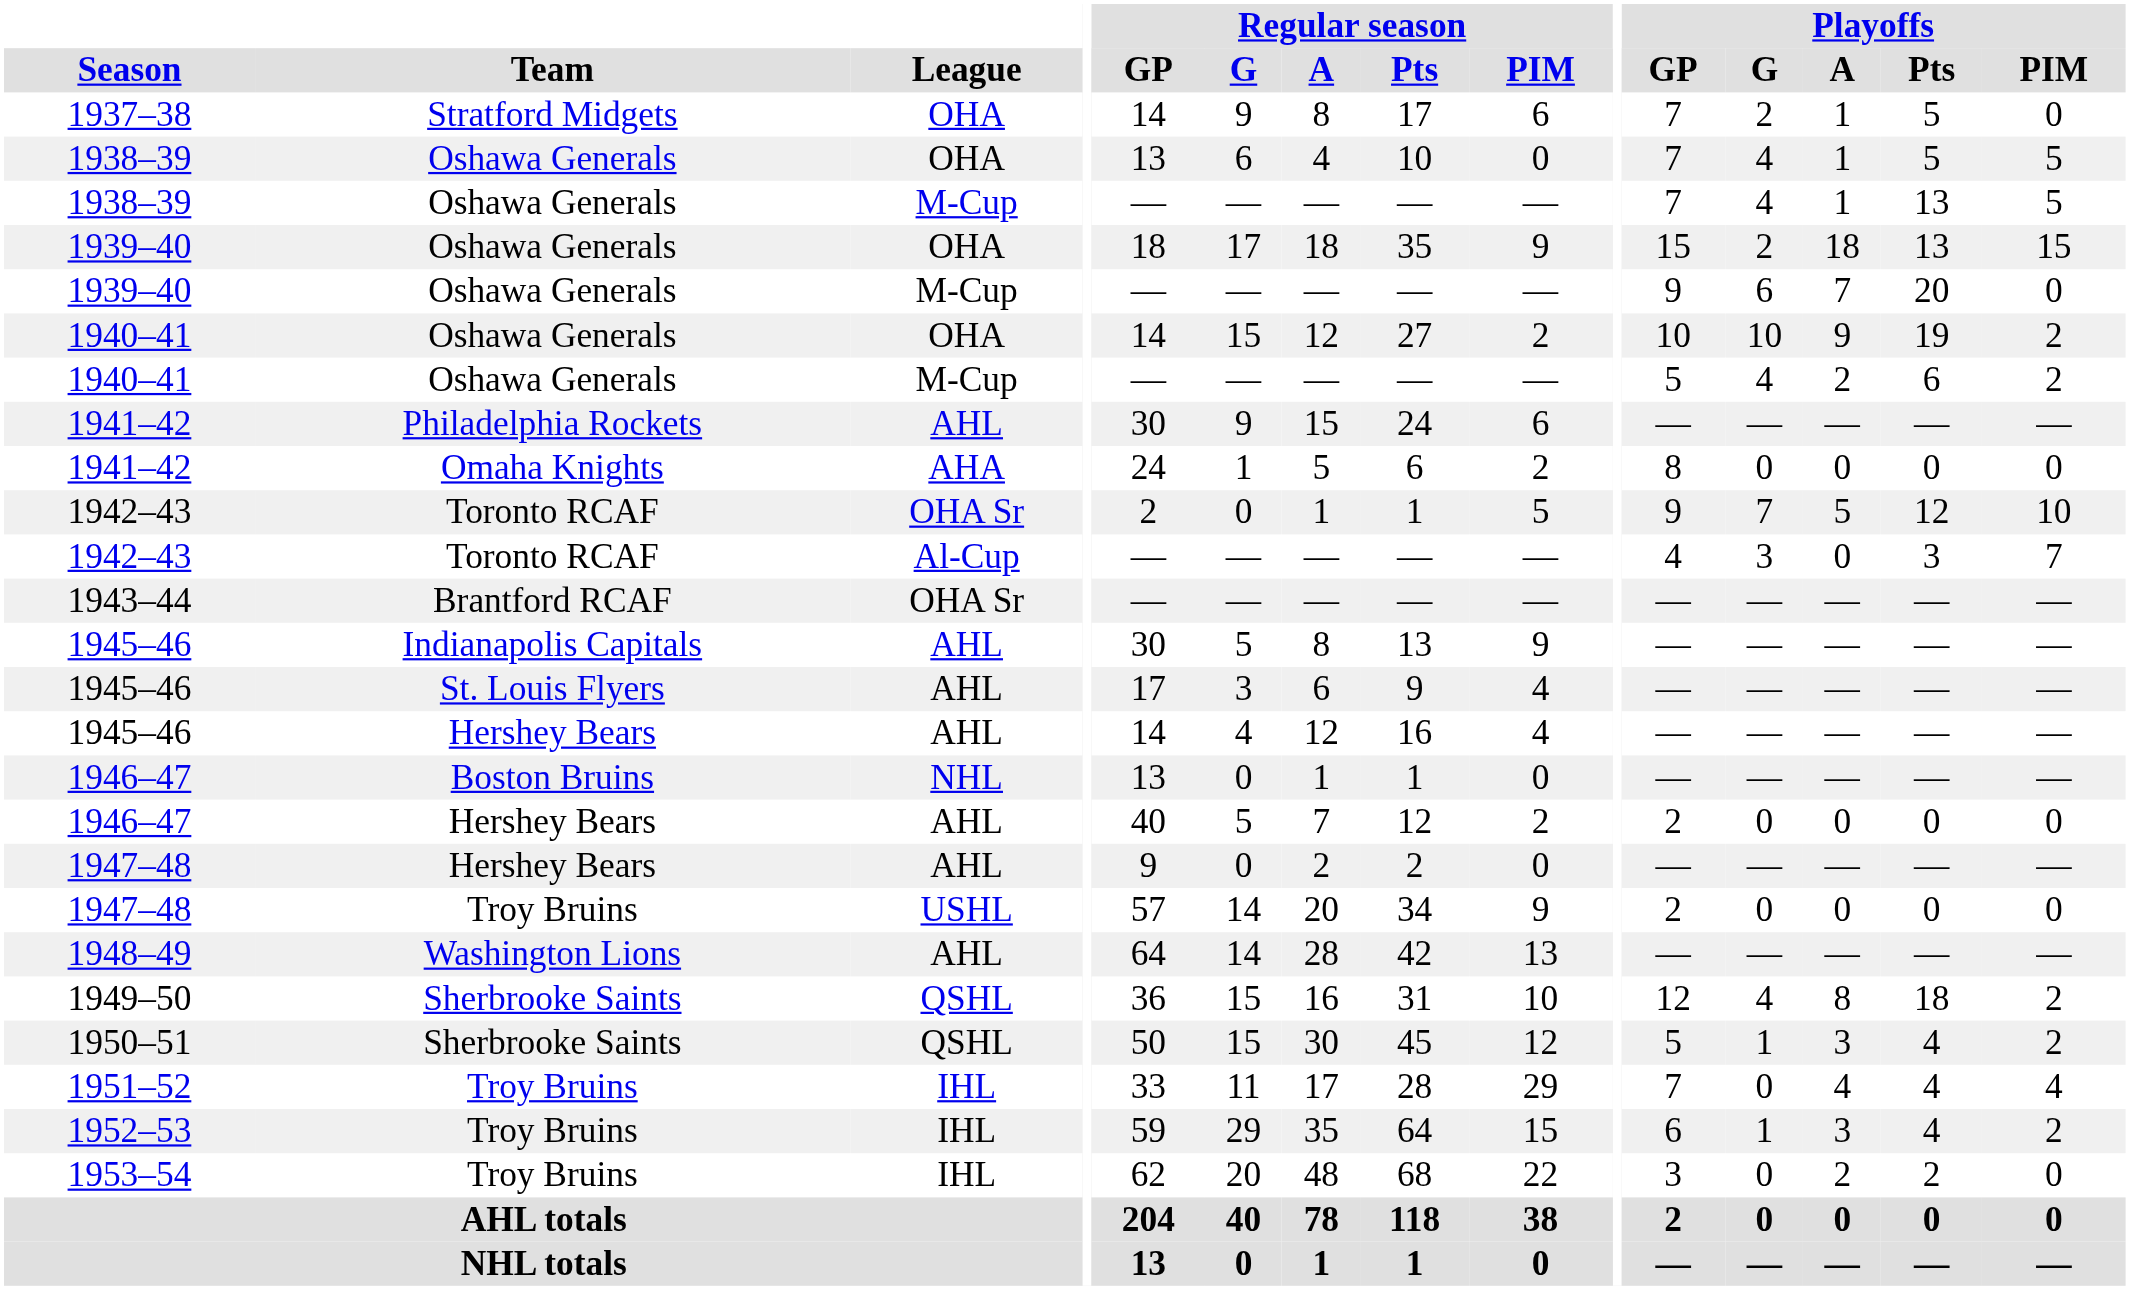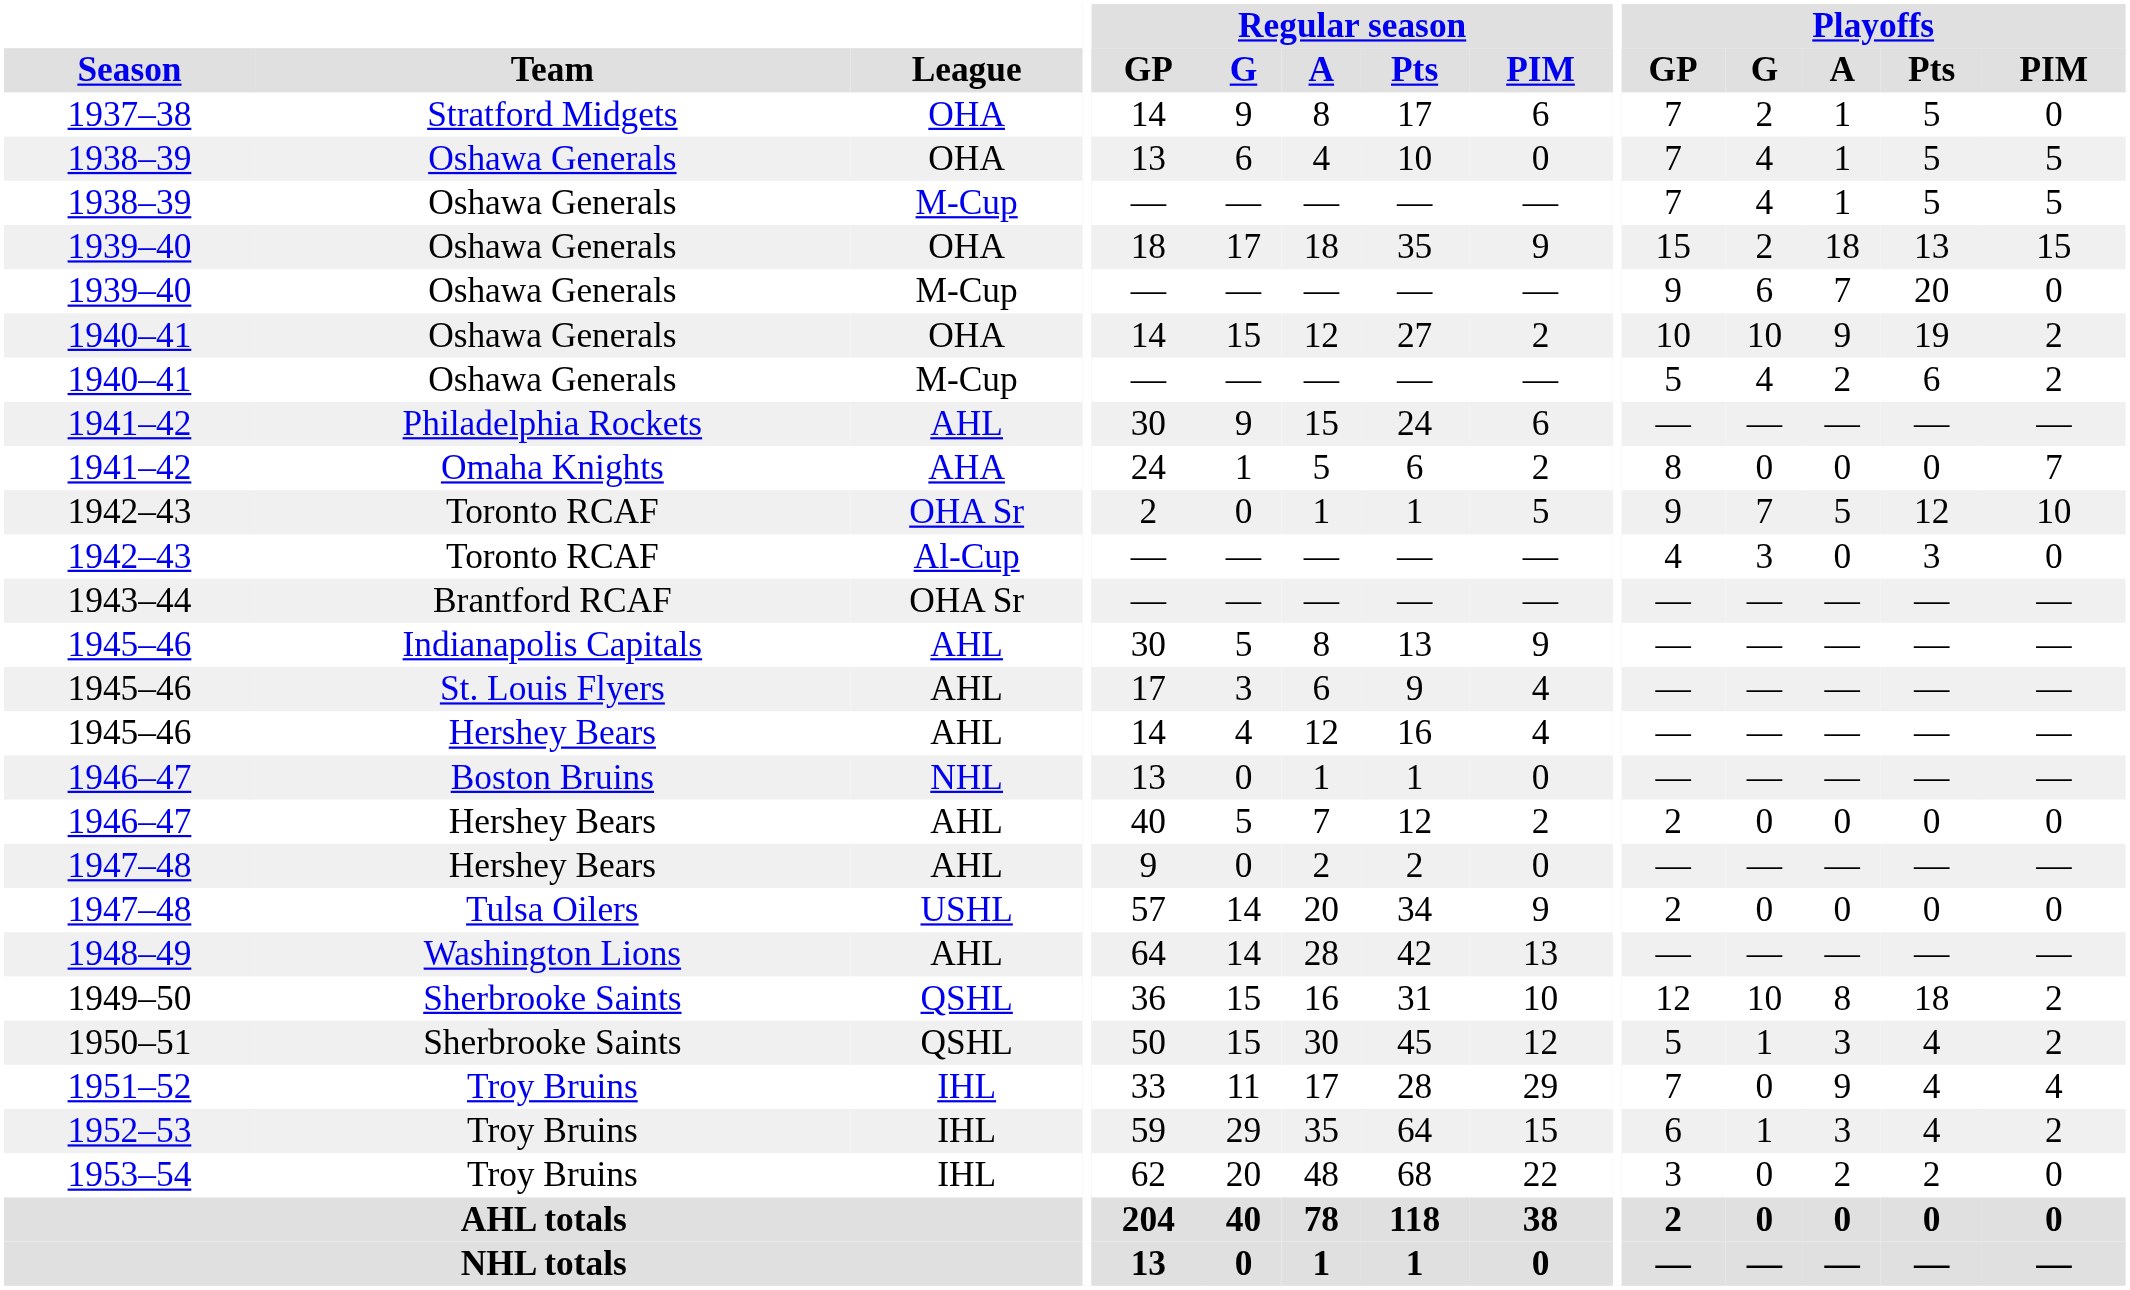(1932, 202) 13 -> (1932, 202) 5
(2054, 467) 0 -> (2054, 467) 7
(2054, 555) 7 -> (2054, 555) 0
(552, 909) Troy Bruins -> (552, 909) Tulsa Oilers
(1764, 997) 4 -> (1764, 997) 10
(1842, 1086) 4 -> (1842, 1086) 9
